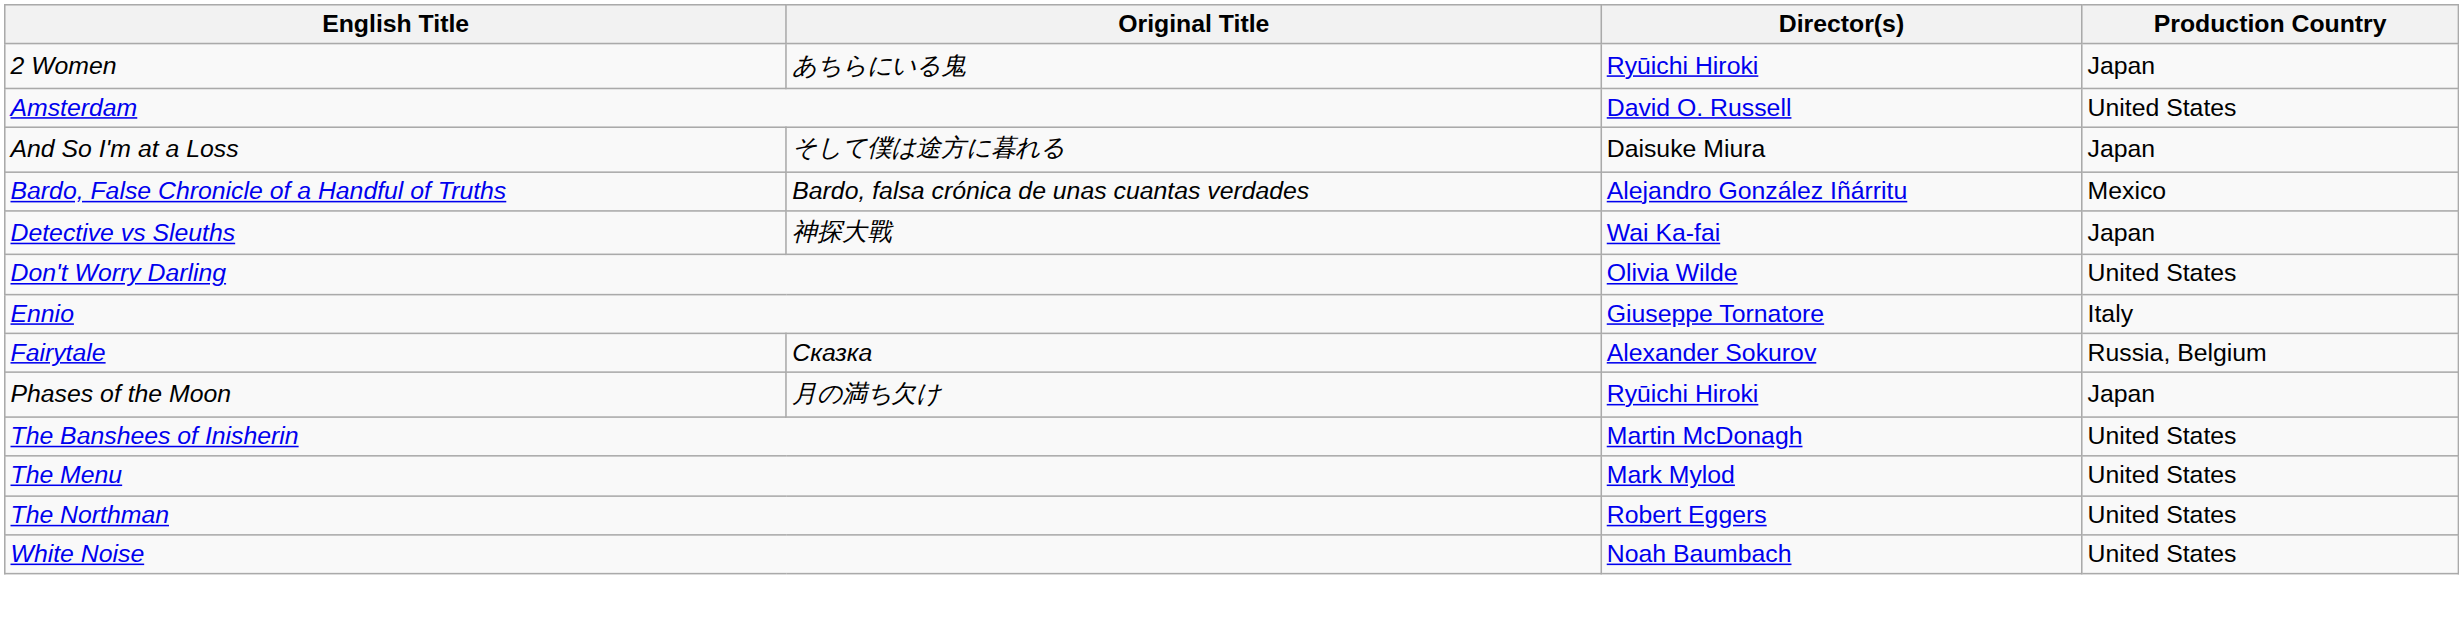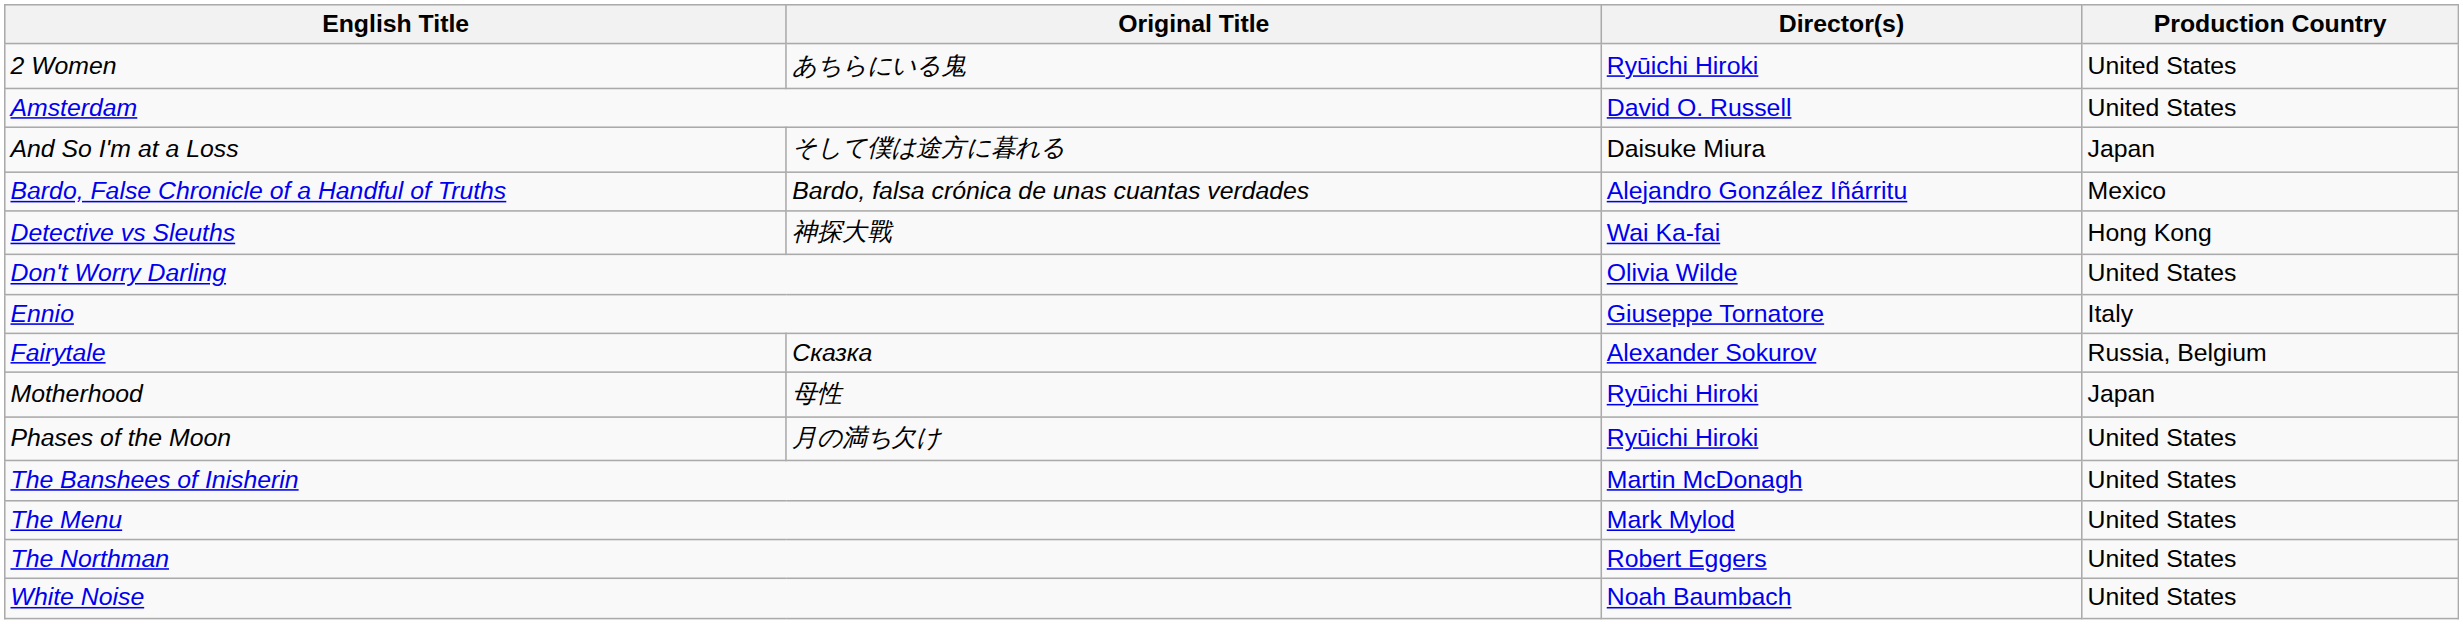(2121, 65) Japan -> (2162, 65) United States
(2121, 232) Japan -> (2150, 232) Hong Kong
+ row: (77, 394)
(2121, 394) Japan -> (2162, 438) United States
